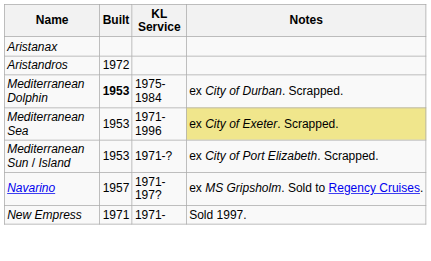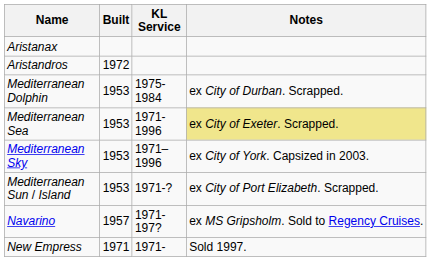(116, 91) bold -> (116, 91) normal
+ row: (46, 156)
